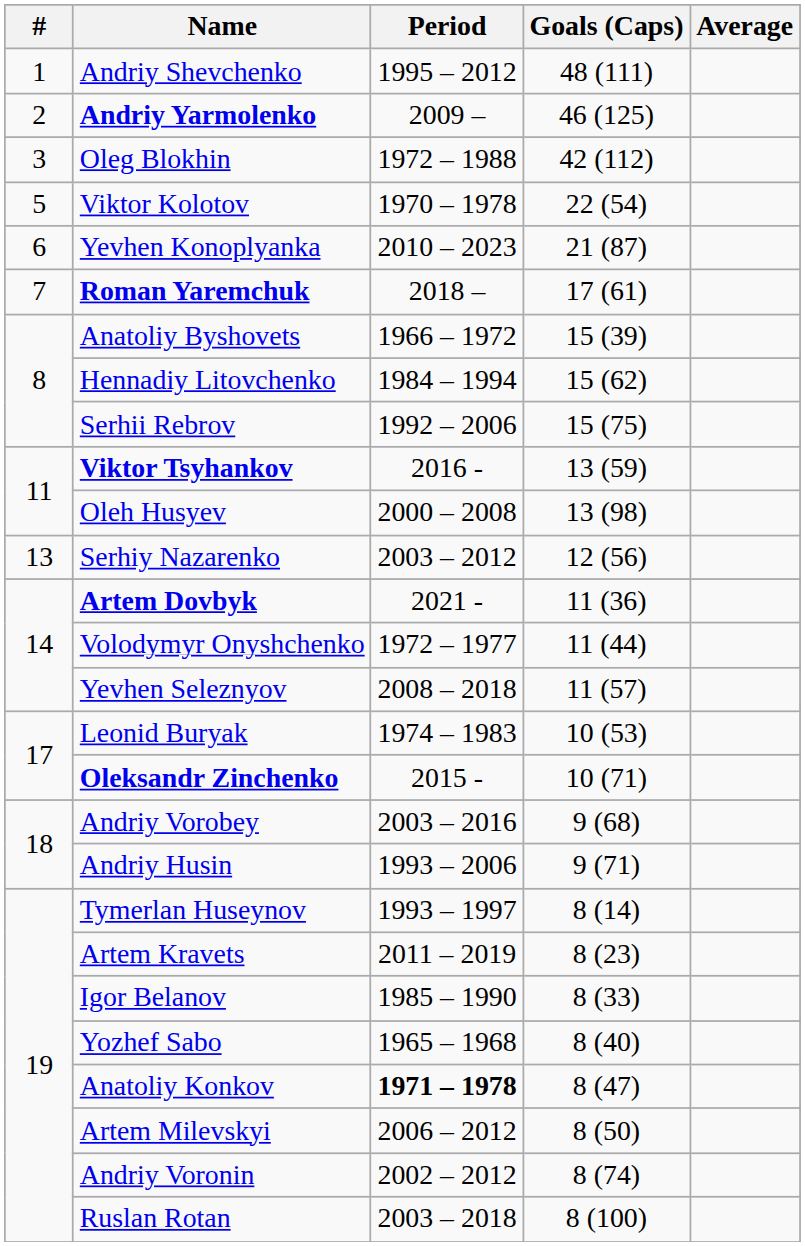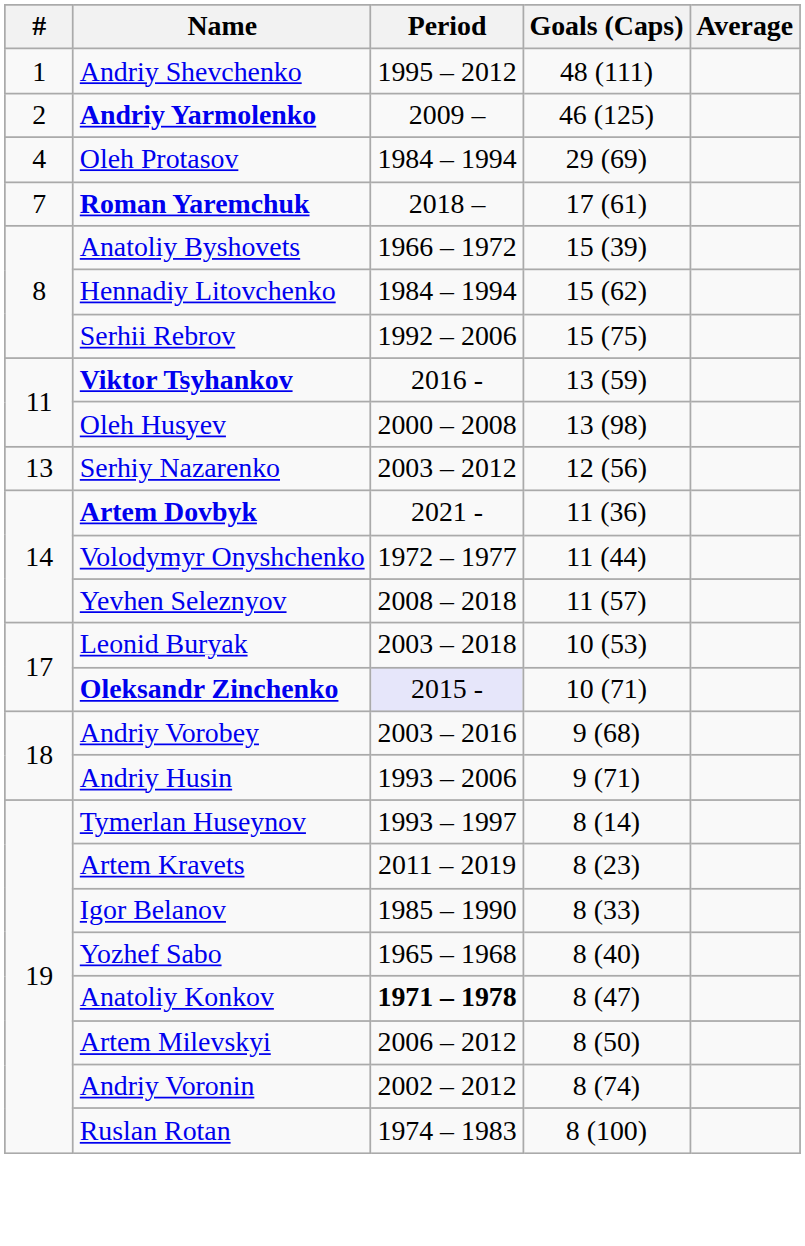- row: (155, 159)
+ row: (159, 159)
- row: (164, 203)
- row: (200, 247)
(447, 733) 1974 – 1983 -> (447, 644) 2003 – 2018
(447, 777) no background -> (447, 688) lavender background
(447, 1218) 2003 – 2018 -> (447, 1130) 1974 – 1983
